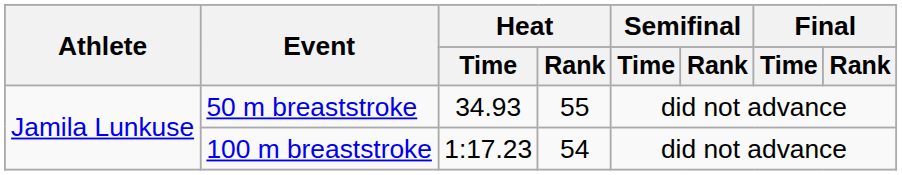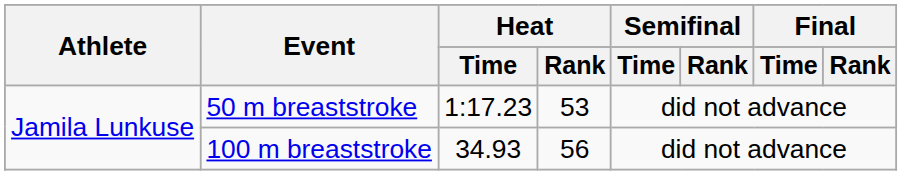(488, 107) 34.93 -> (488, 107) 1:17.23
(575, 107) 55 -> (575, 107) 53
(488, 149) 1:17.23 -> (488, 149) 34.93
(575, 149) 54 -> (575, 149) 56
